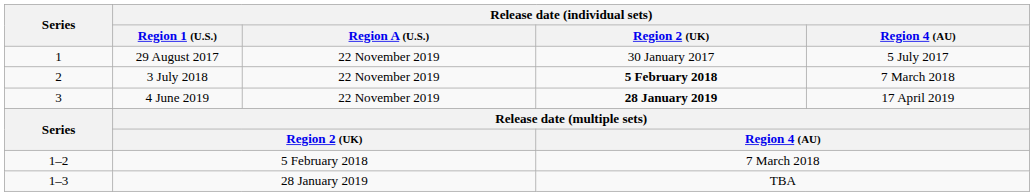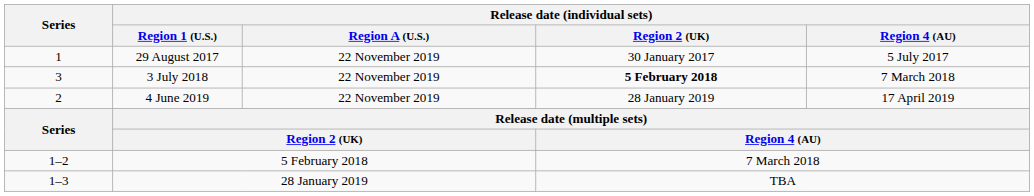(59, 77) 2 -> (59, 77) 3
(59, 98) 3 -> (59, 98) 2
(671, 98) bold -> (671, 98) normal
